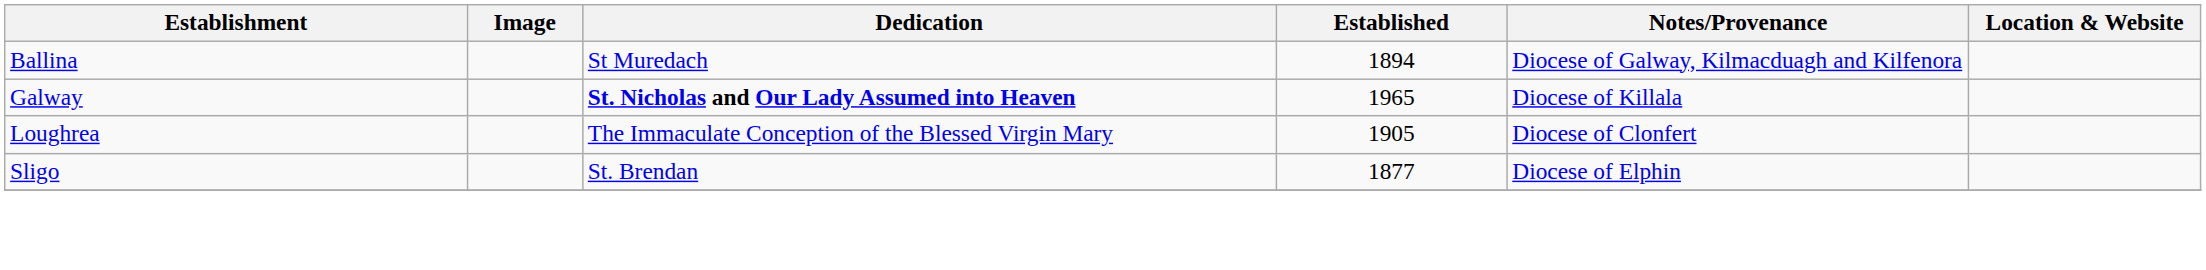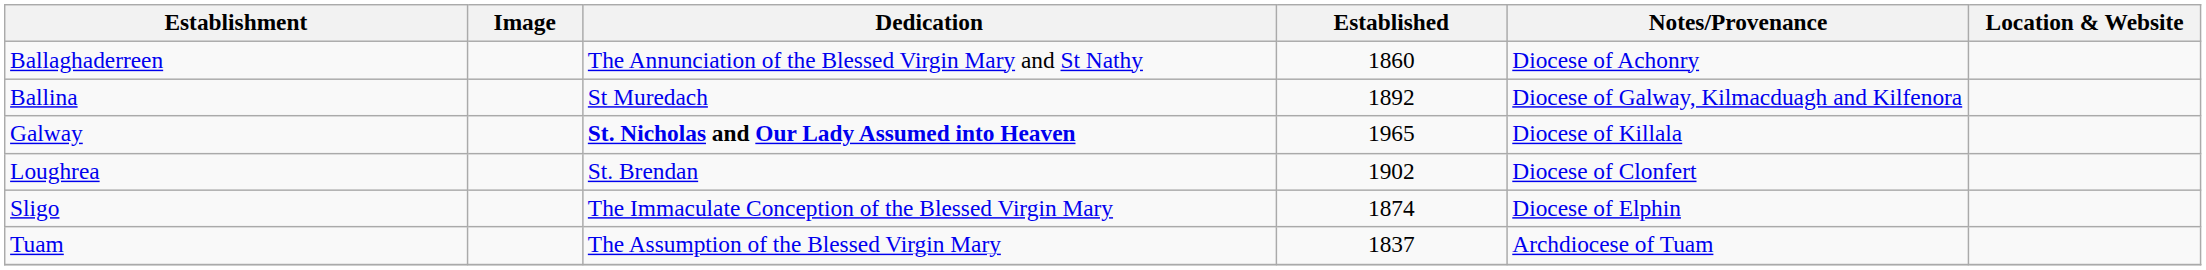+ row: (87, 60)
(1391, 60) 1894 -> (1391, 97) 1892
(850, 134) The Immaculate Conception of the Blessed Virgin Mary -> (643, 171) St. Brendan
(1391, 134) 1905 -> (1391, 171) 1902
(643, 171) St. Brendan -> (850, 208) The Immaculate Conception of the Blessed Virgin Mary
(1391, 171) 1877 -> (1391, 208) 1874
+ row: (37, 245)
